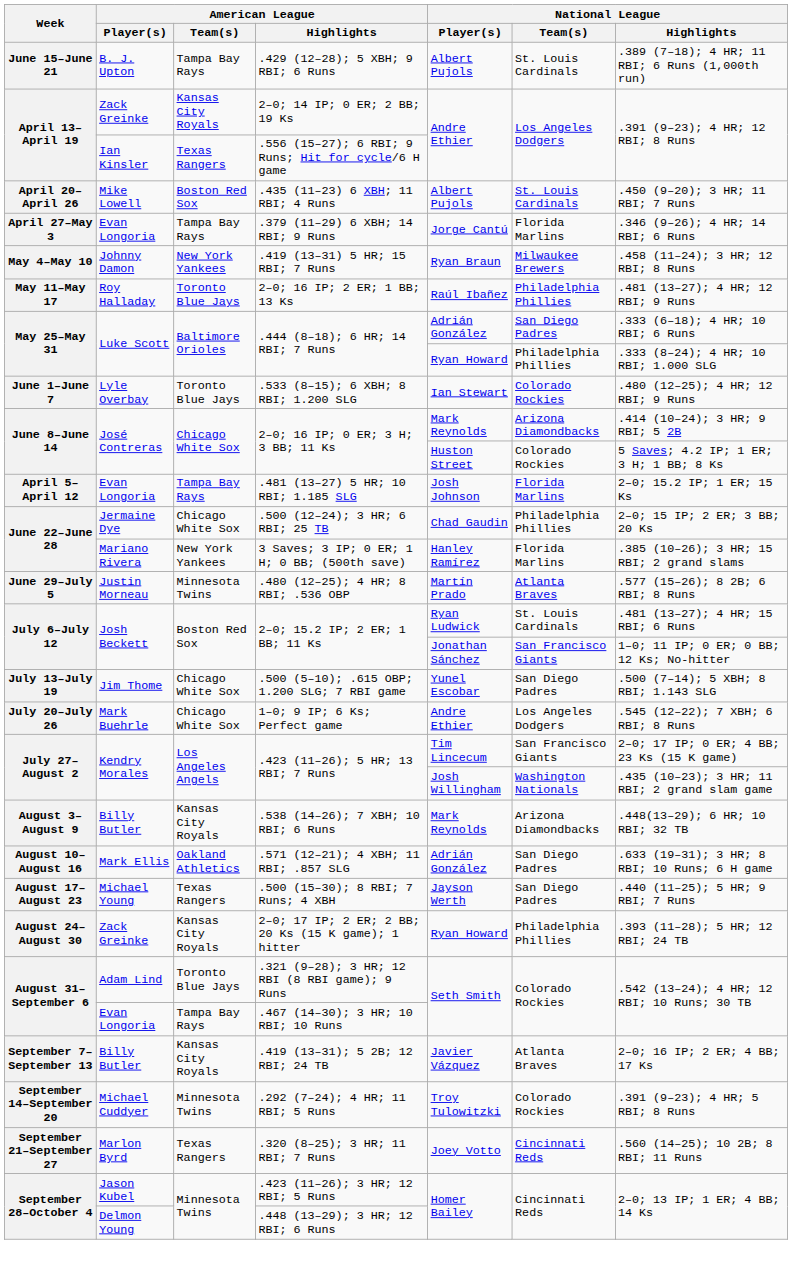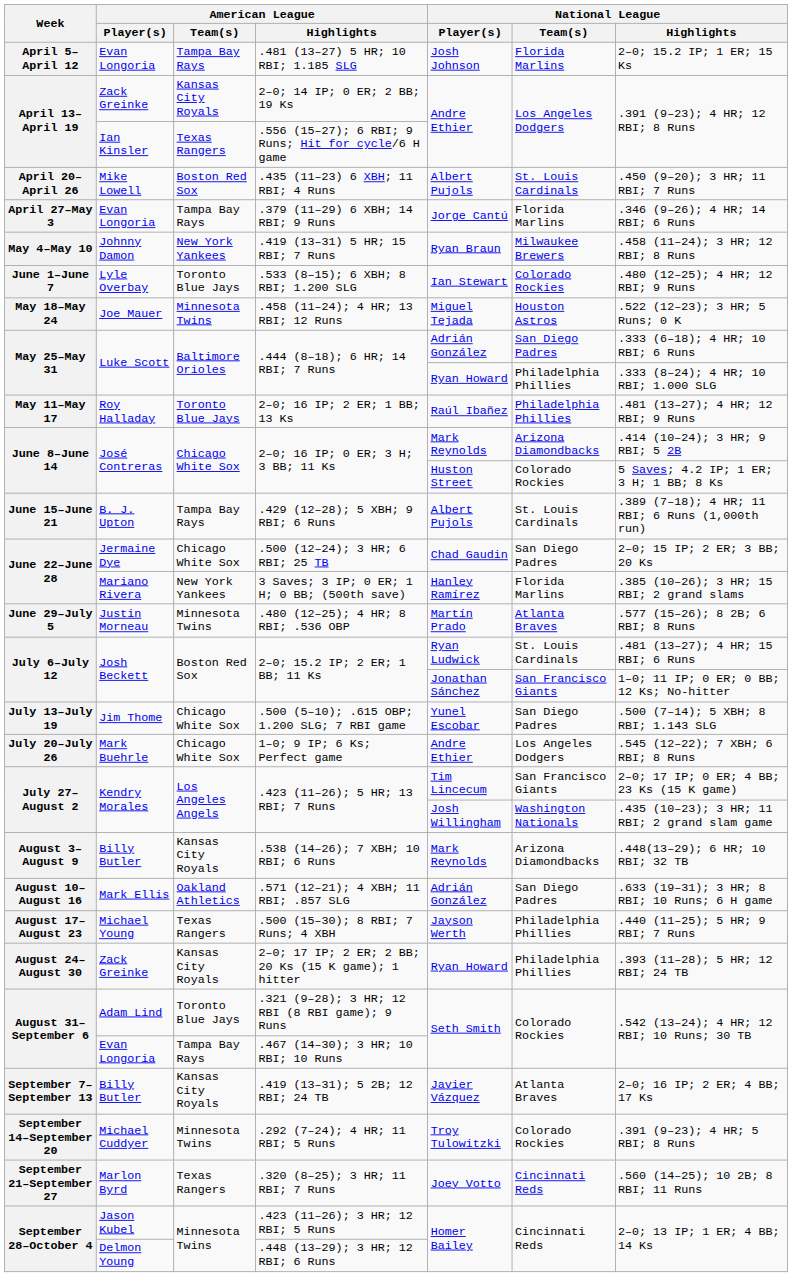rows swapped: (50, 490) <-> (50, 66)
rows swapped: (50, 295) <-> (50, 392)
+ row: (50, 314)
(557, 523) Philadelphia Phillies -> (547, 555) San Diego Padres
(547, 895) San Diego Padres -> (557, 927) Philadelphia Phillies
